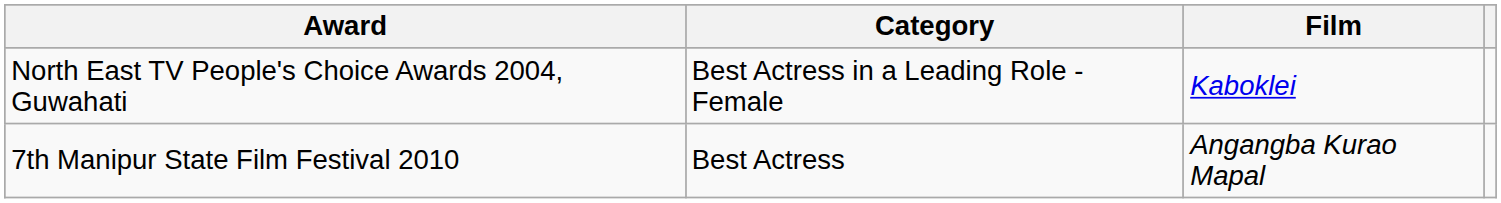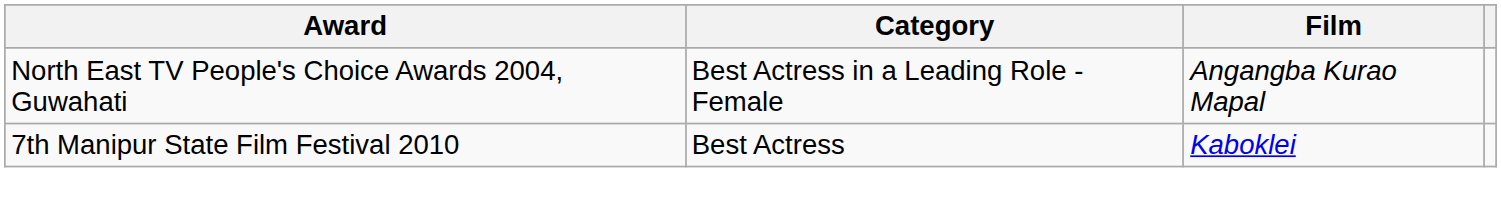(1243, 85) Kaboklei -> (1294, 85) Angangba Kurao Mapal
(1294, 160) Angangba Kurao Mapal -> (1243, 144) Kaboklei
